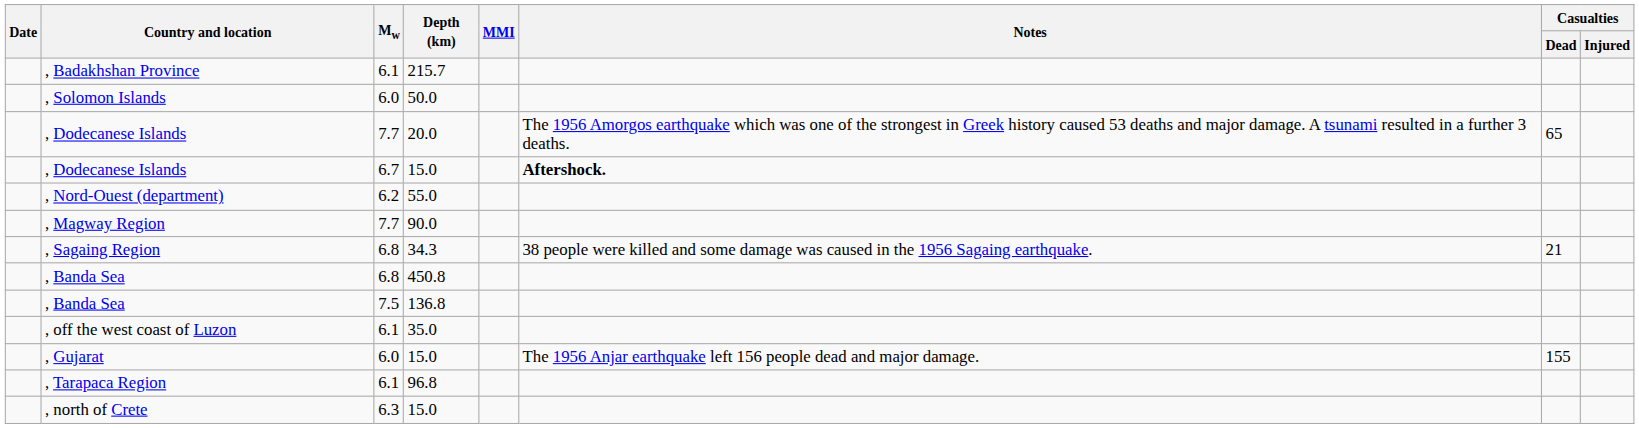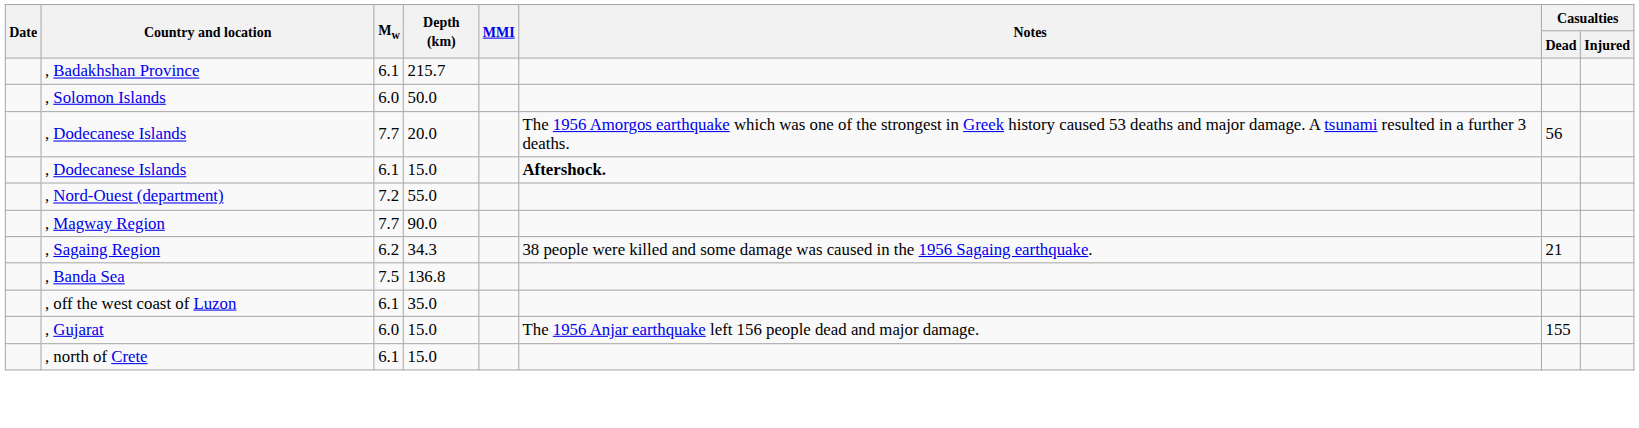(1554, 133) 65 -> (1554, 133) 56
(389, 169) 6.7 -> (389, 169) 6.1
(389, 196) 6.2 -> (389, 196) 7.2
(389, 249) 6.8 -> (389, 249) 6.2
- row: (85, 276)
- row: (106, 383)
(389, 409) 6.3 -> (389, 356) 6.1
